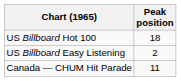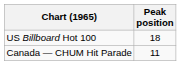- row: (66, 53)
